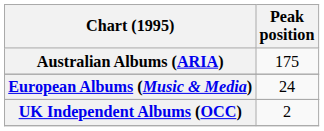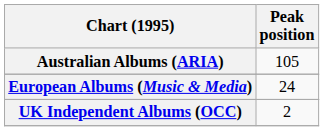(287, 61) 175 -> (287, 61) 105
